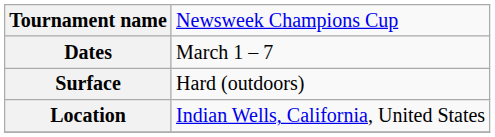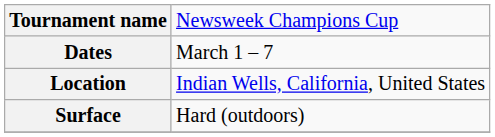rows swapped: (88, 83) <-> (88, 115)
